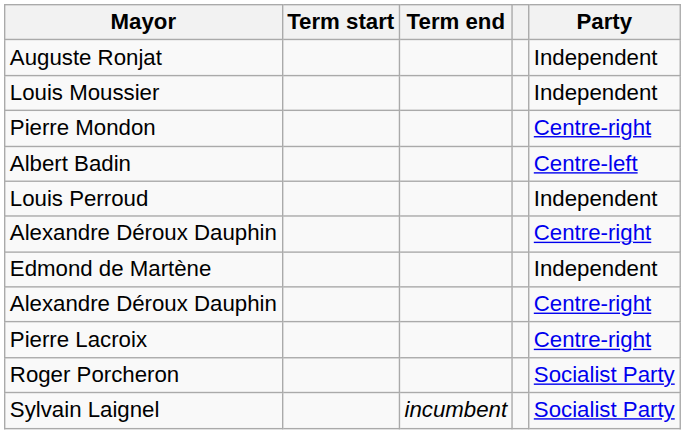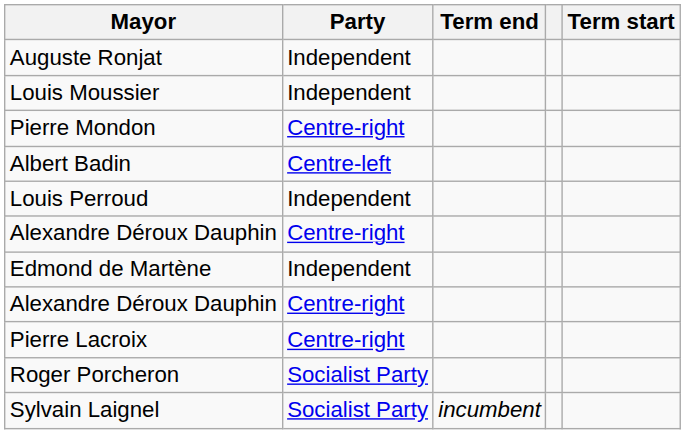columns swapped: (341, 22) <-> (604, 22)
